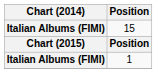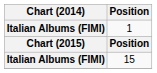rows swapped: (129, 60) <-> (129, 28)
